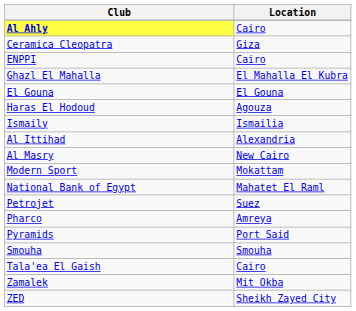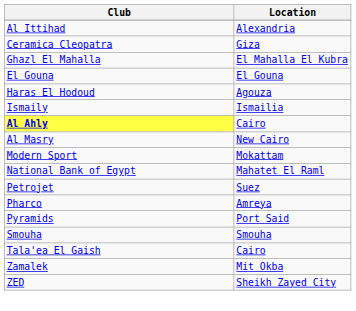rows swapped: (27, 28) <-> (36, 139)
- row: (21, 60)
